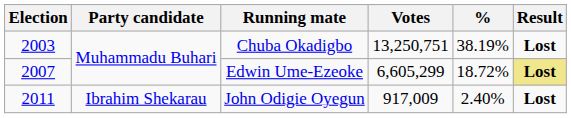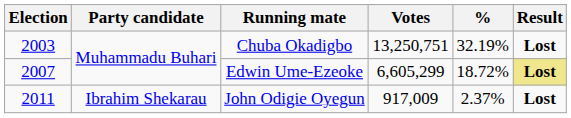(483, 44) 38.19% -> (483, 44) 32.19%
(483, 98) 2.40% -> (483, 98) 2.37%
